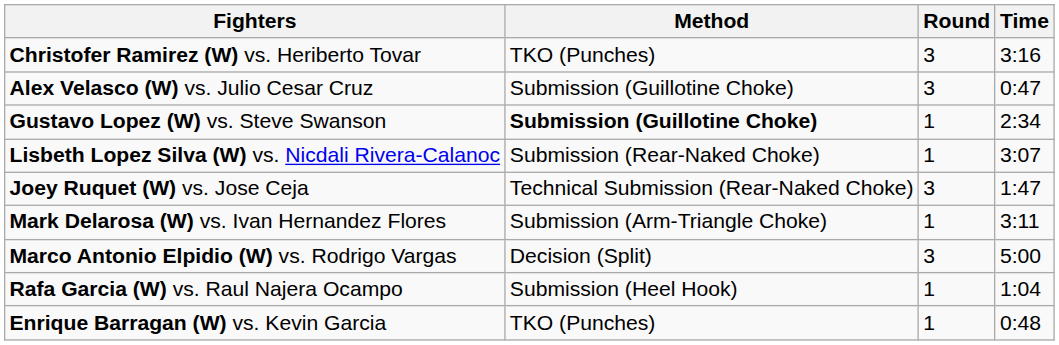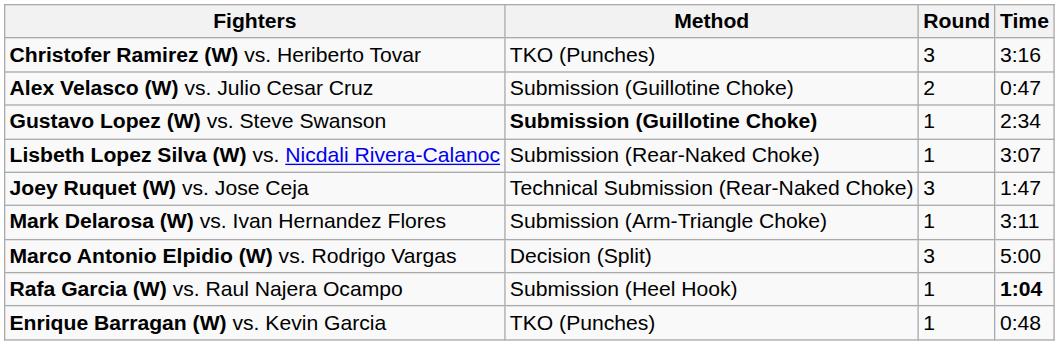(929, 88) 3 -> (929, 88) 2
(1021, 289) normal -> (1021, 289) bold
